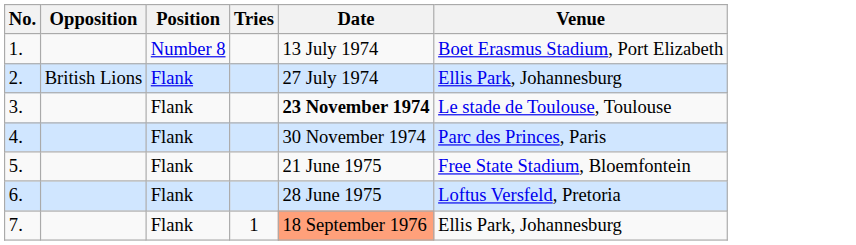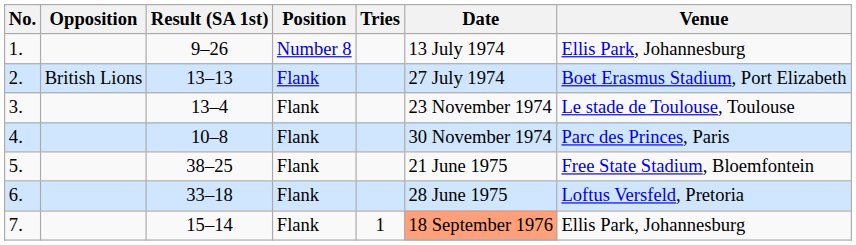+ column: (210, 19)
(581, 48) Boet Erasmus Stadium, Port Elizabeth -> (653, 48) Ellis Park, Johannesburg
(530, 78) Ellis Park, Johannesburg -> (704, 78) Boet Erasmus Stadium, Port Elizabeth
(356, 107) bold -> (480, 107) normal
